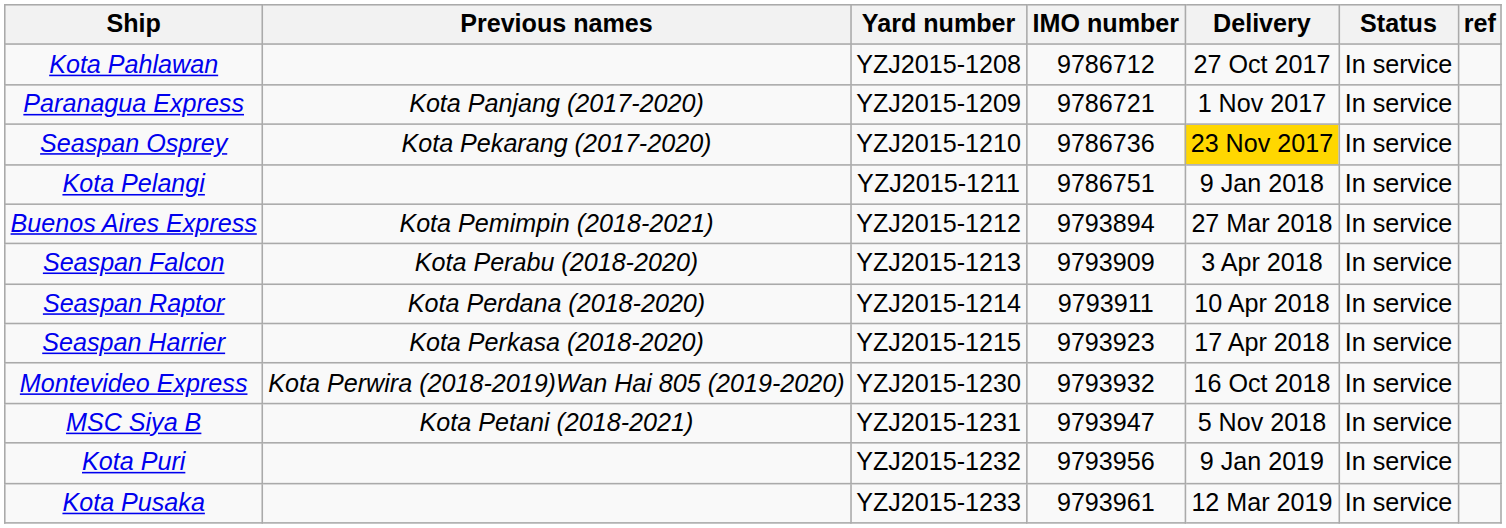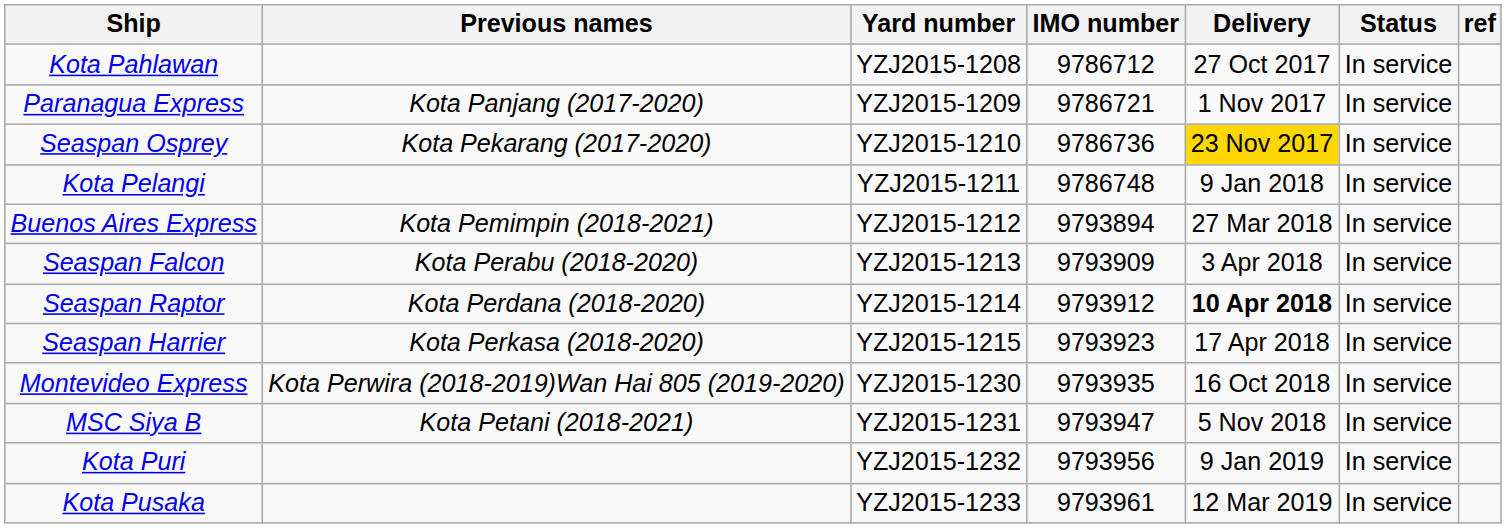(1106, 183) 9786751 -> (1106, 183) 9786748
(1106, 303) 9793911 -> (1106, 303) 9793912
(1262, 303) normal -> (1262, 303) bold
(1106, 382) 9793932 -> (1106, 382) 9793935
